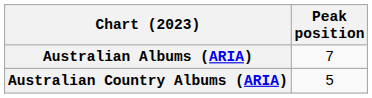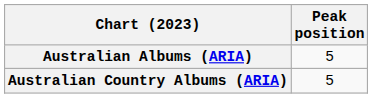(330, 57) 7 -> (330, 57) 5
